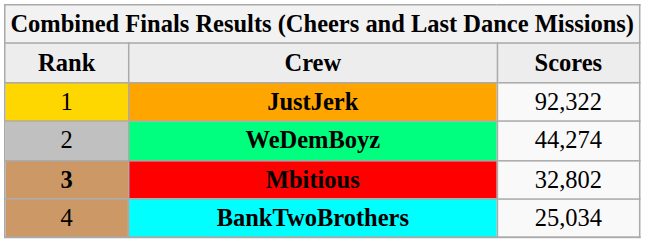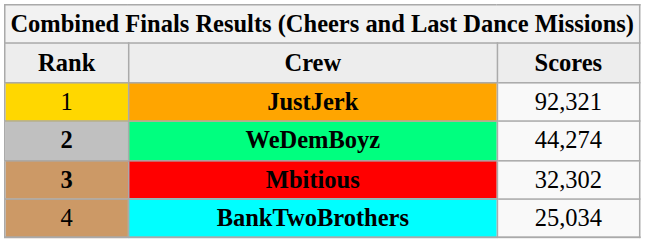(568, 101) 92,322 -> (568, 101) 92,321
(67, 140) normal -> (67, 140) bold
(568, 179) 32,802 -> (568, 179) 32,302
